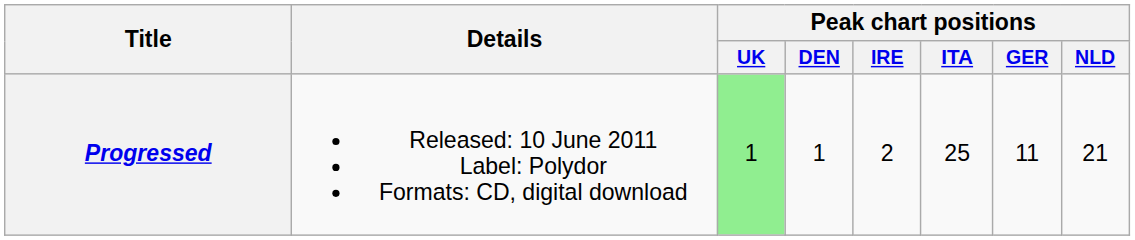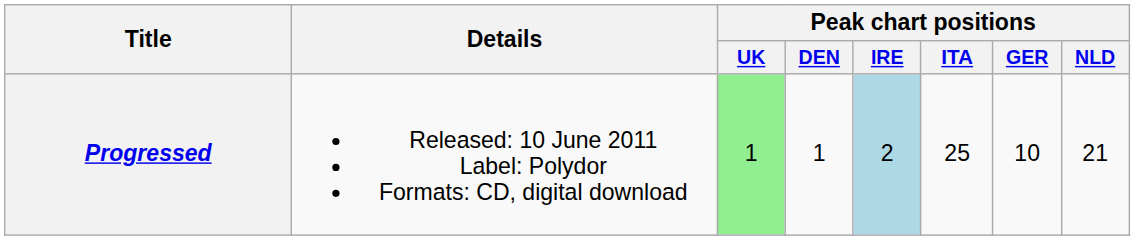(887, 153) no background -> (887, 153) lightblue background
(1027, 153) 11 -> (1027, 153) 10
